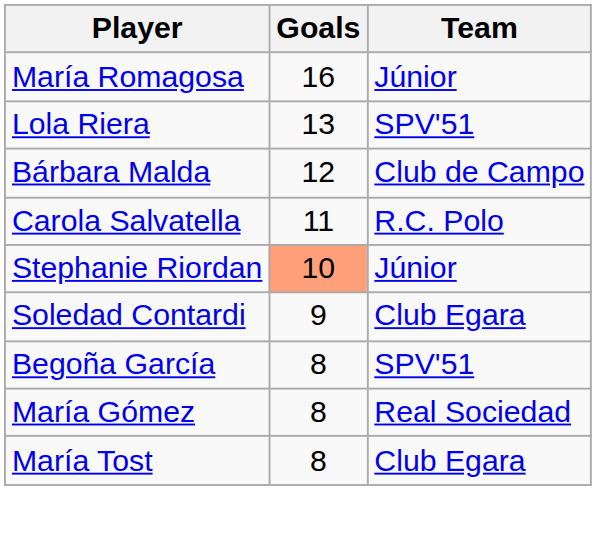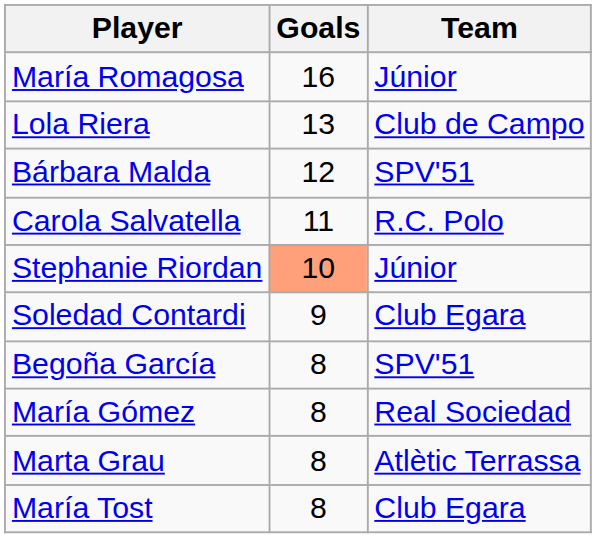(424, 124) SPV'51 -> (479, 124) Club de Campo
(479, 172) Club de Campo -> (424, 172) SPV'51
+ row: (88, 460)
